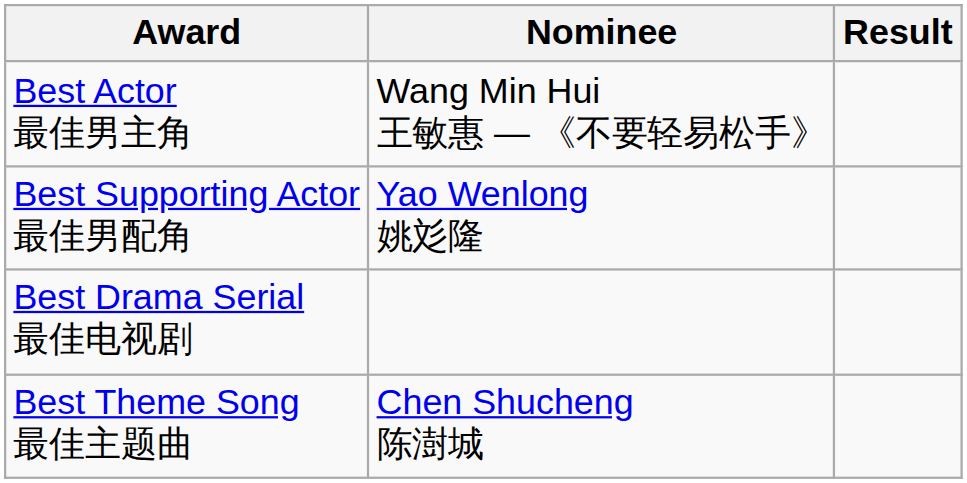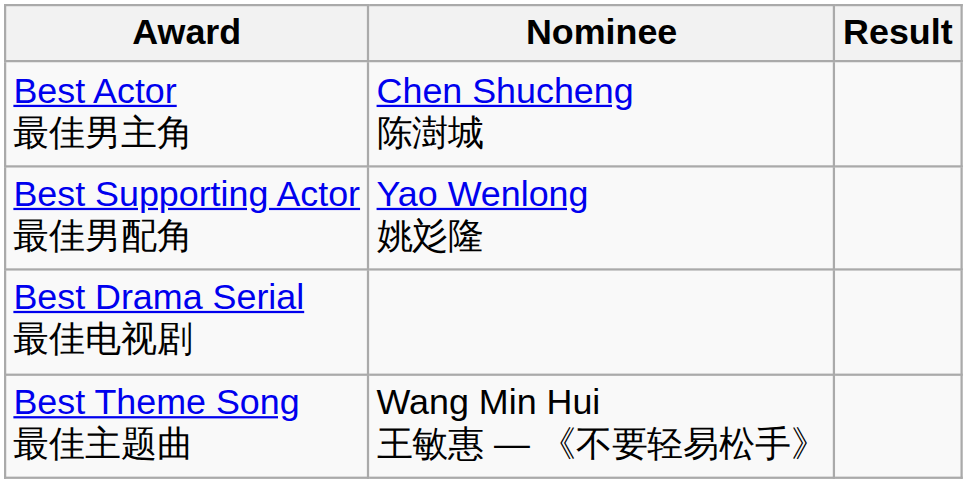(602, 111) Wang Min Hui 王敏惠 — 《不要轻易松手》 -> (505, 111) Chen Shucheng 陈澍城
(505, 422) Chen Shucheng 陈澍城 -> (602, 422) Wang Min Hui 王敏惠 — 《不要轻易松手》
